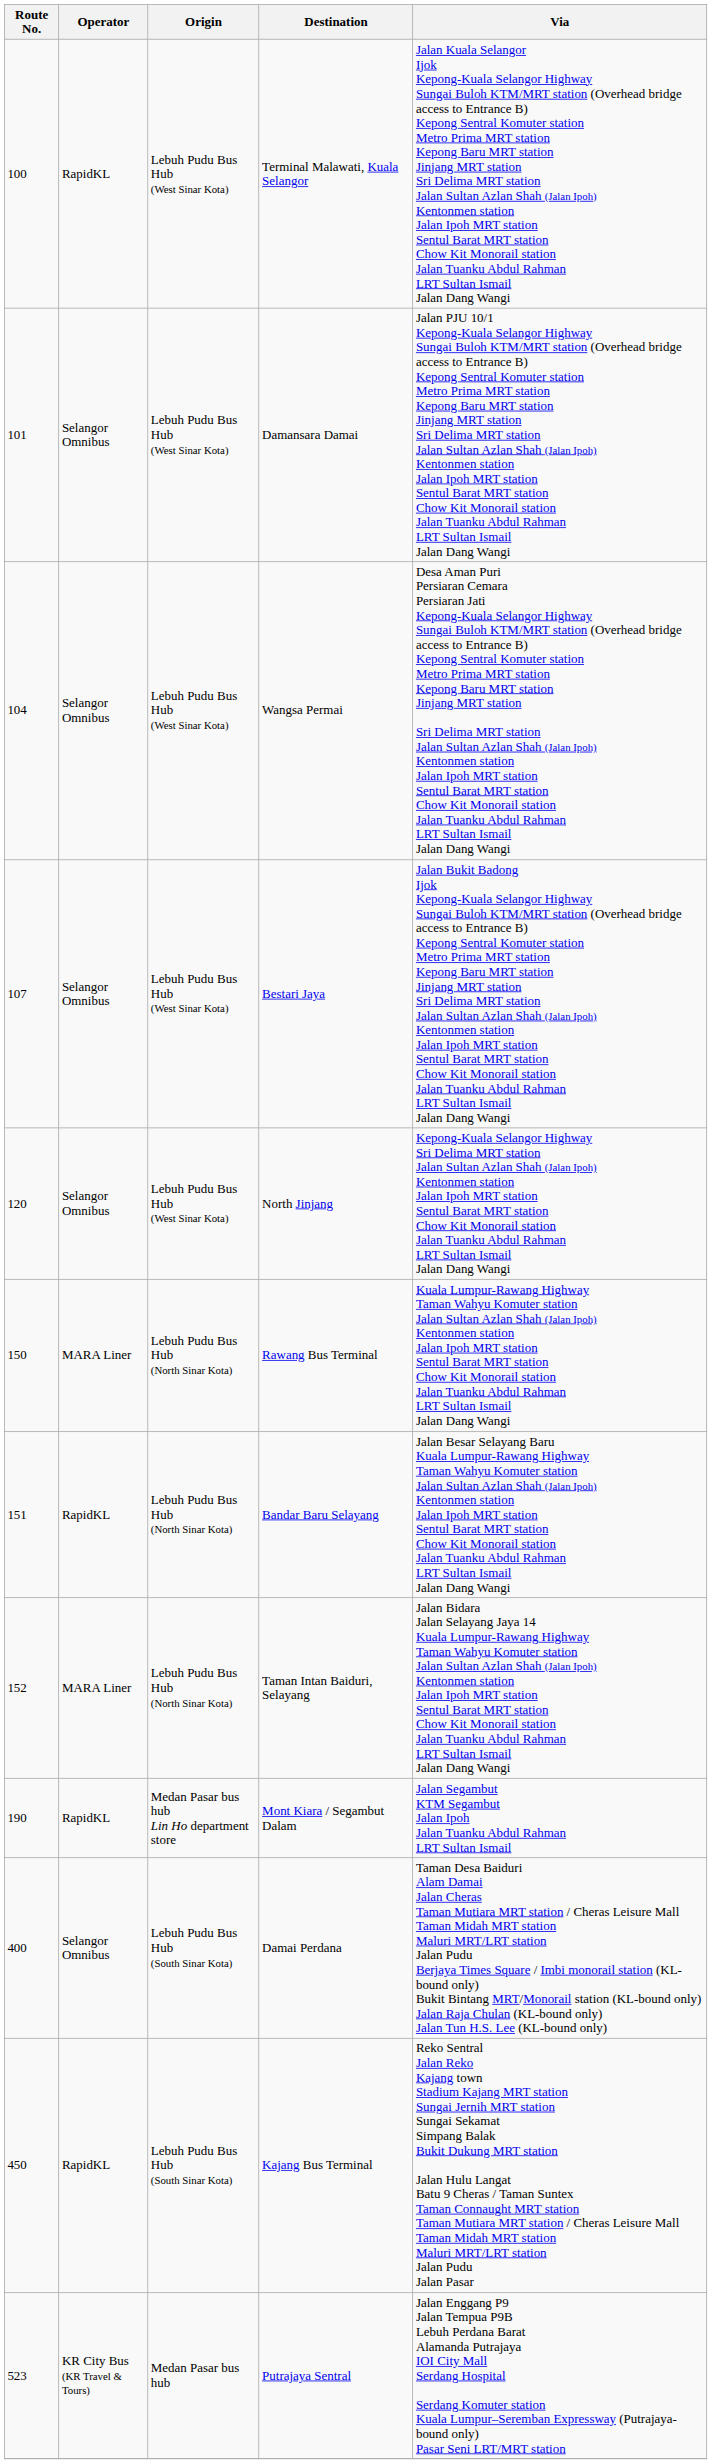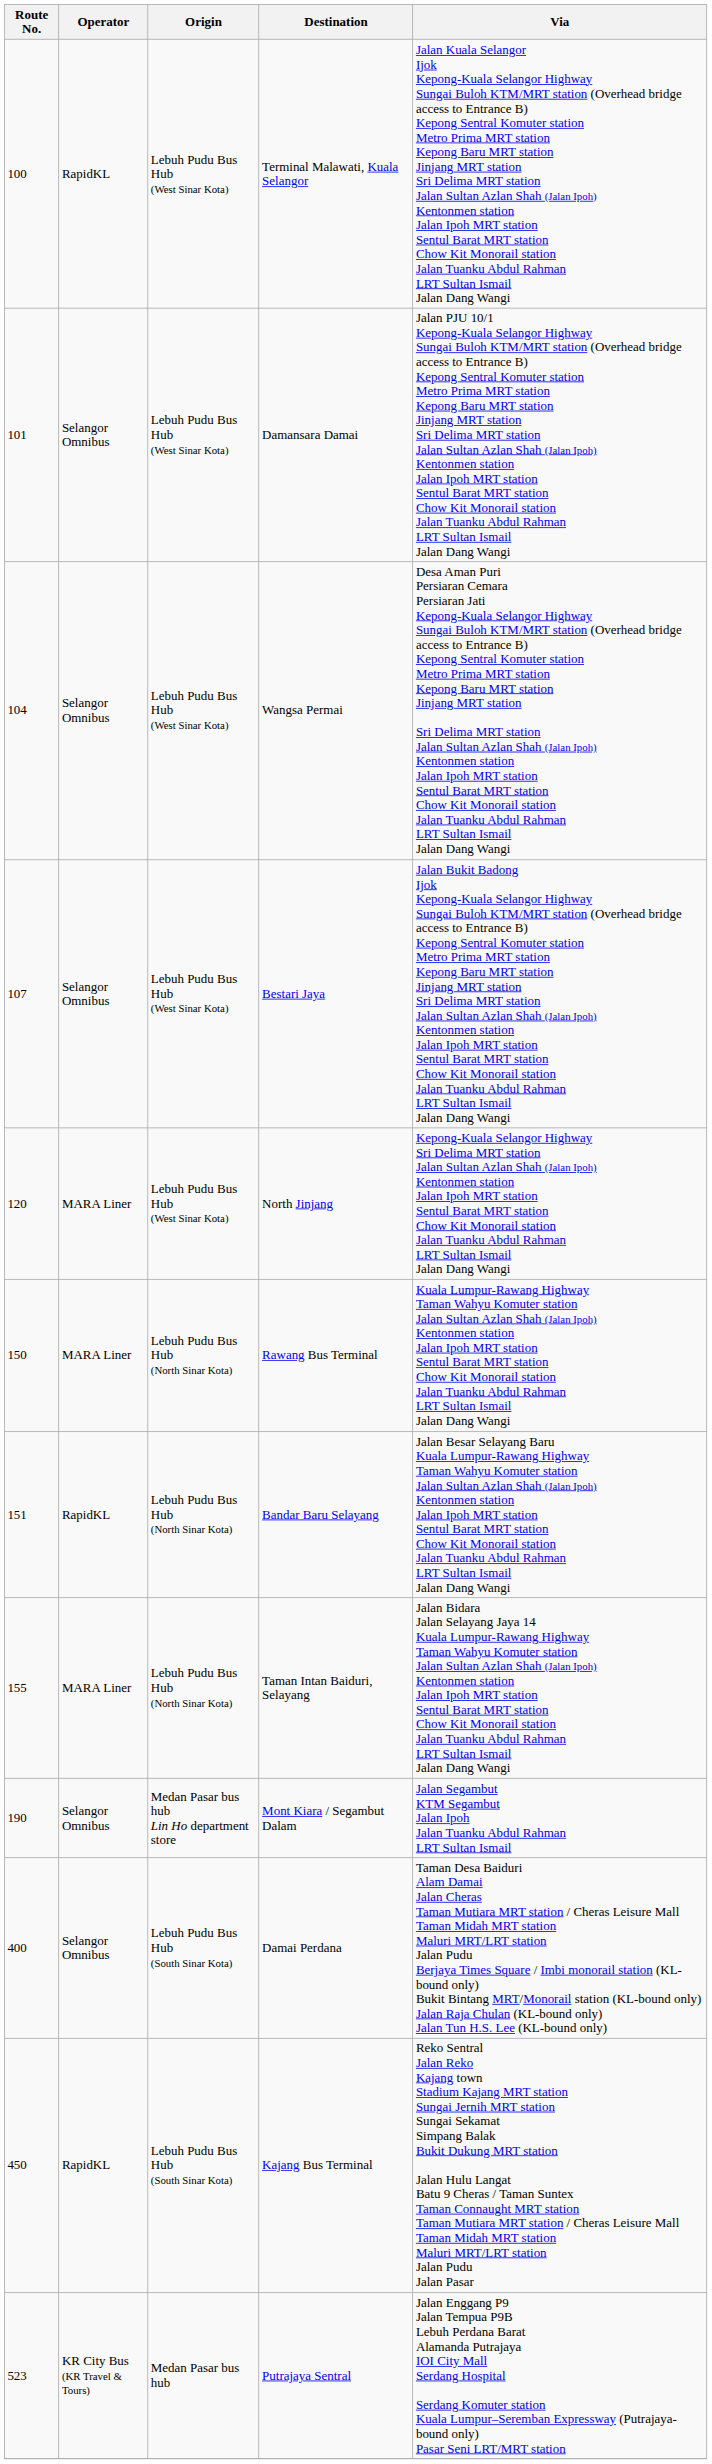(86, 1203) Selangor Omnibus -> (97, 1203) MARA Liner
(17, 1688) 152 -> (17, 1688) 155
(86, 1818) RapidKL -> (86, 1818) Selangor Omnibus
